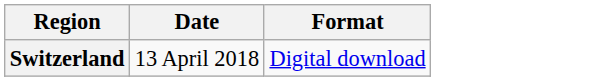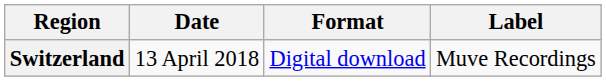+ column: (516, 22)
